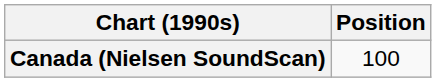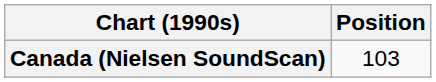(381, 58) 100 -> (381, 58) 103
